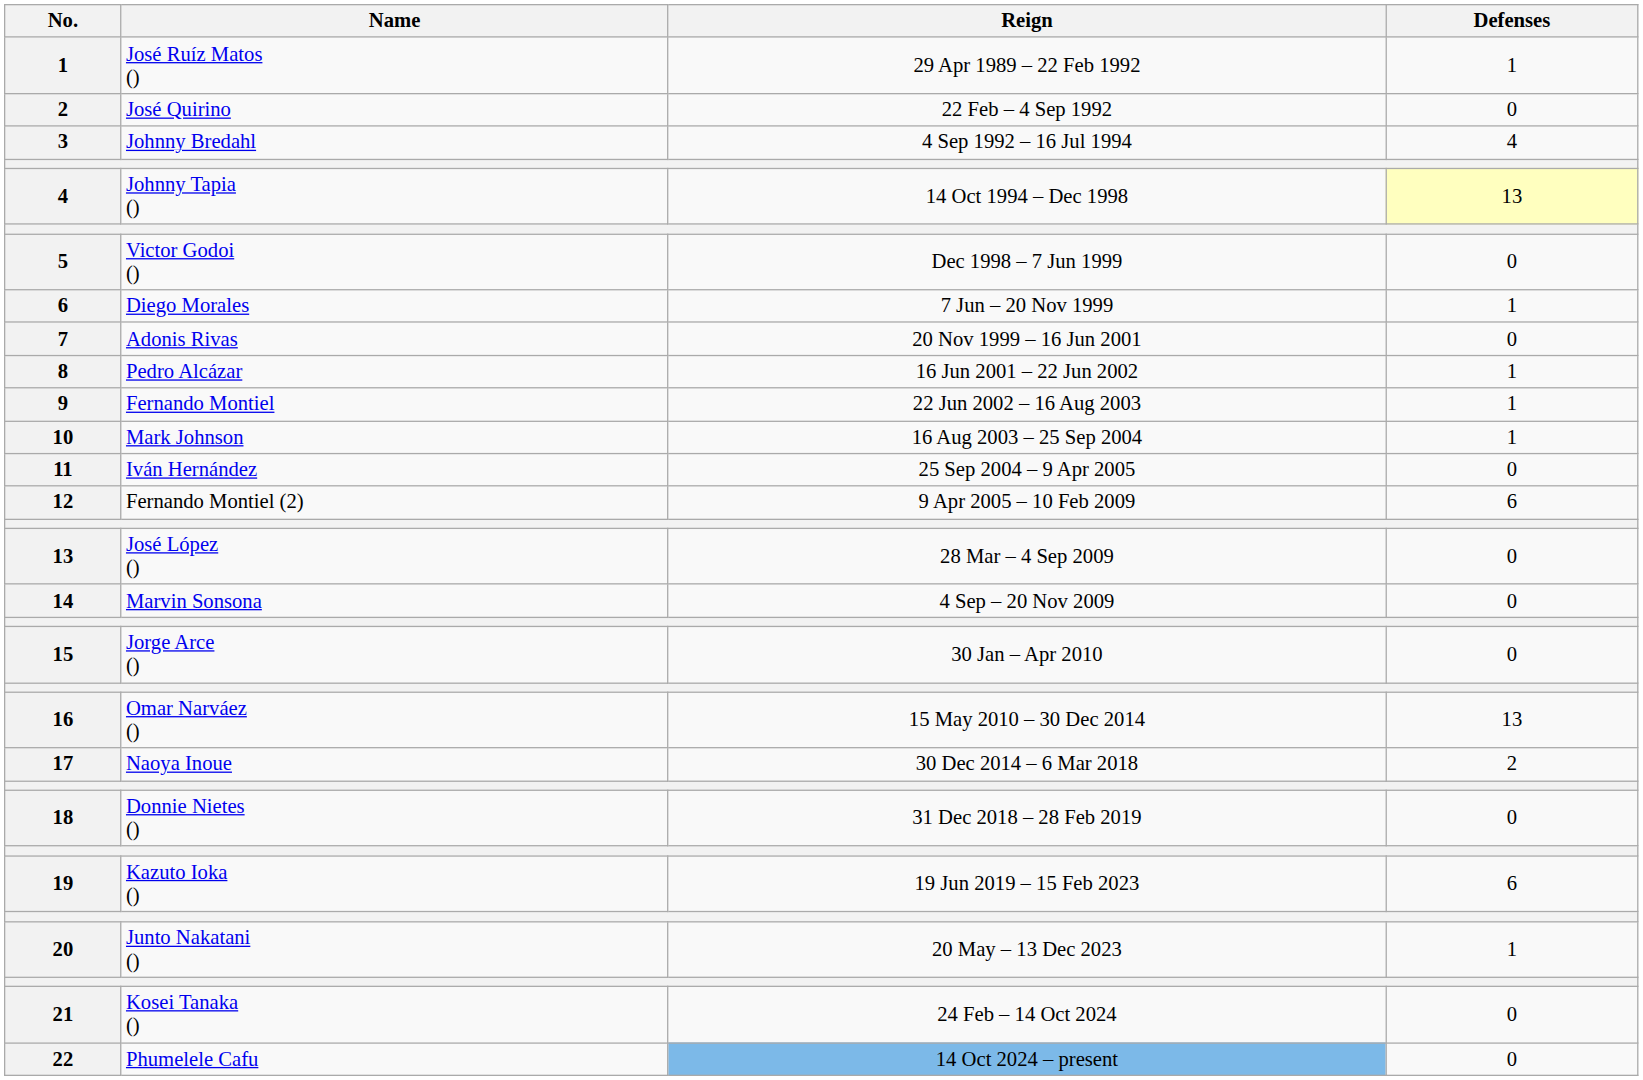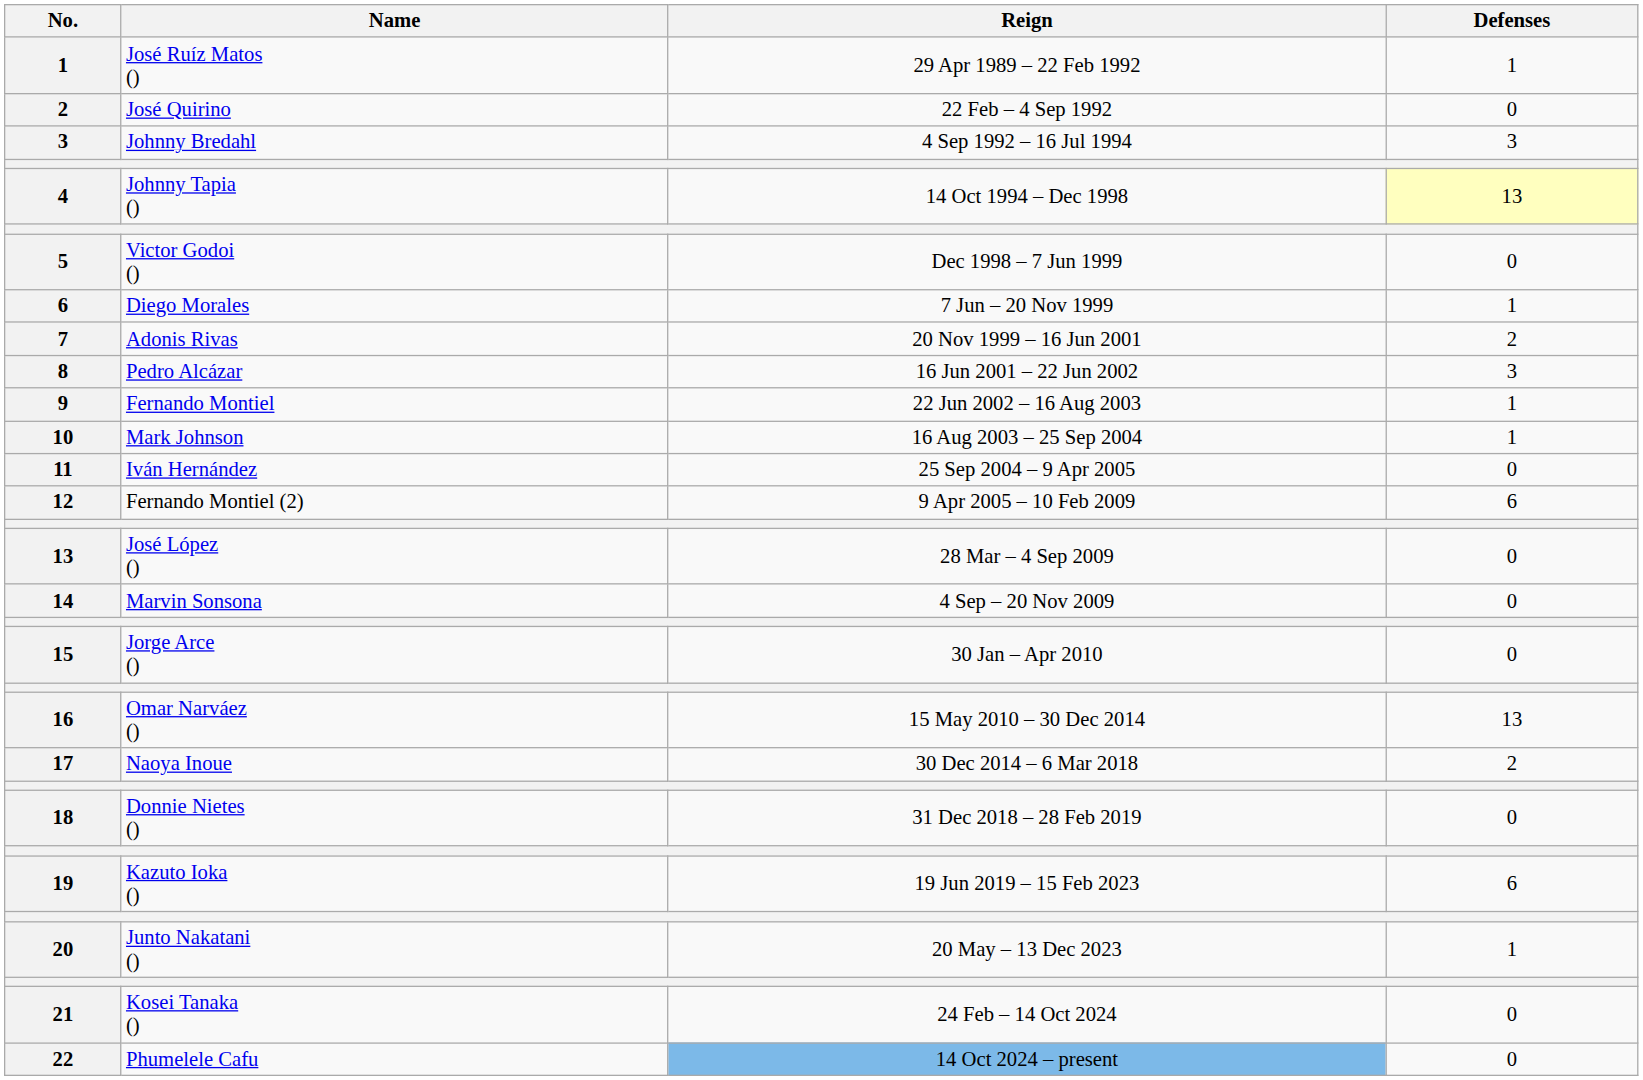(1512, 142) 4 -> (1512, 142) 3
(1512, 338) 0 -> (1512, 338) 2
(1512, 371) 1 -> (1512, 371) 3
